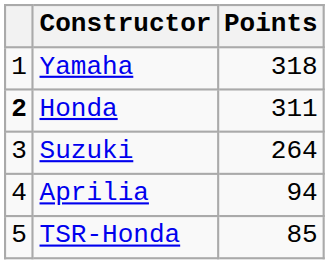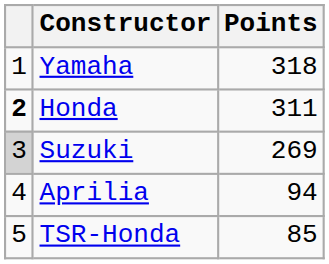(19, 153) no background -> (19, 153) lightgrey background
(294, 153) 264 -> (294, 153) 269
